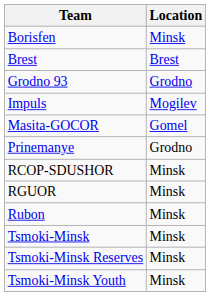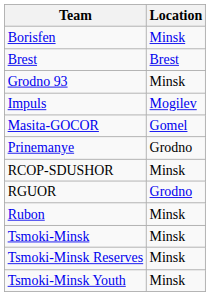(171, 81) Grodno -> (167, 81) Minsk
(167, 192) Minsk -> (171, 192) Grodno
